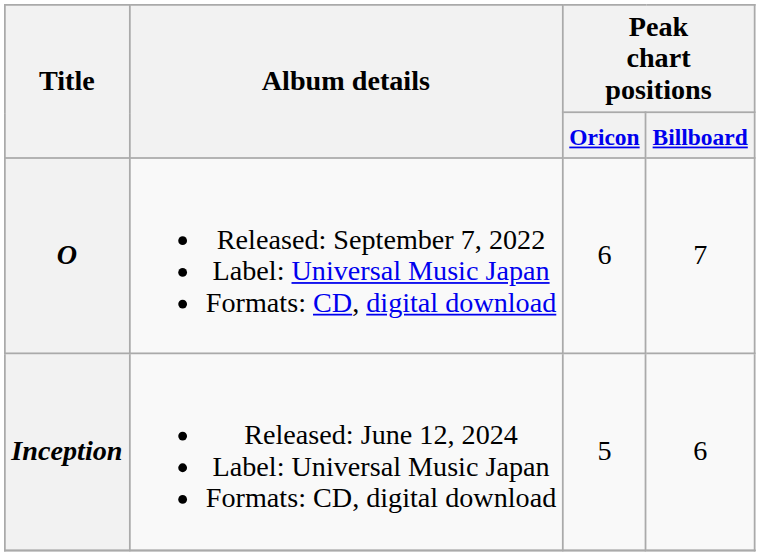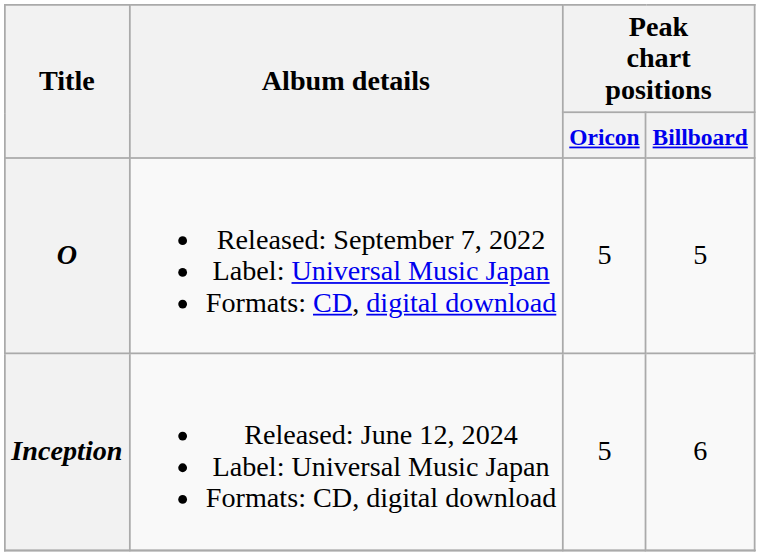(604, 255) 6 -> (604, 255) 5
(700, 255) 7 -> (700, 255) 5
